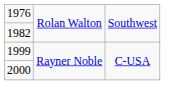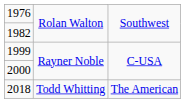+ row: (19, 88)
